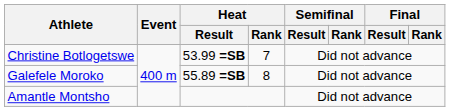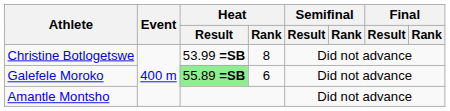(266, 55) 7 -> (266, 55) 8
(214, 76) no background -> (214, 76) lightgreen background
(266, 76) 8 -> (266, 76) 6
